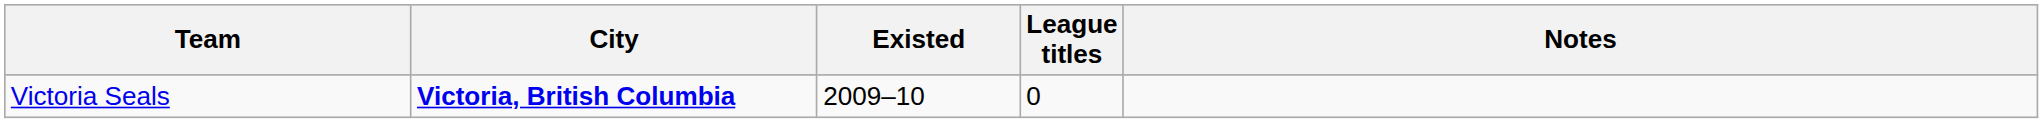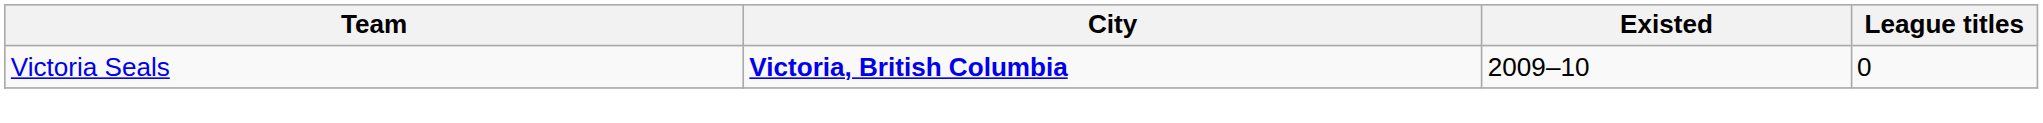- column: (1581, 39)
